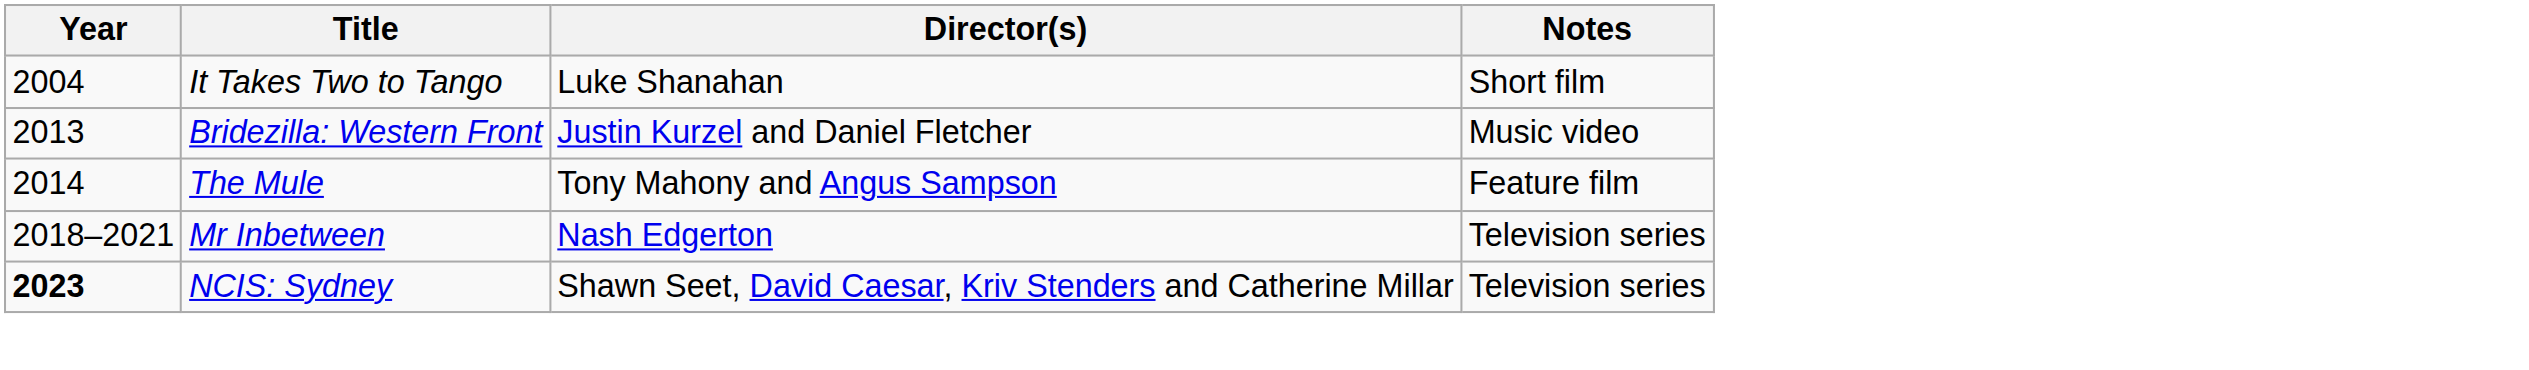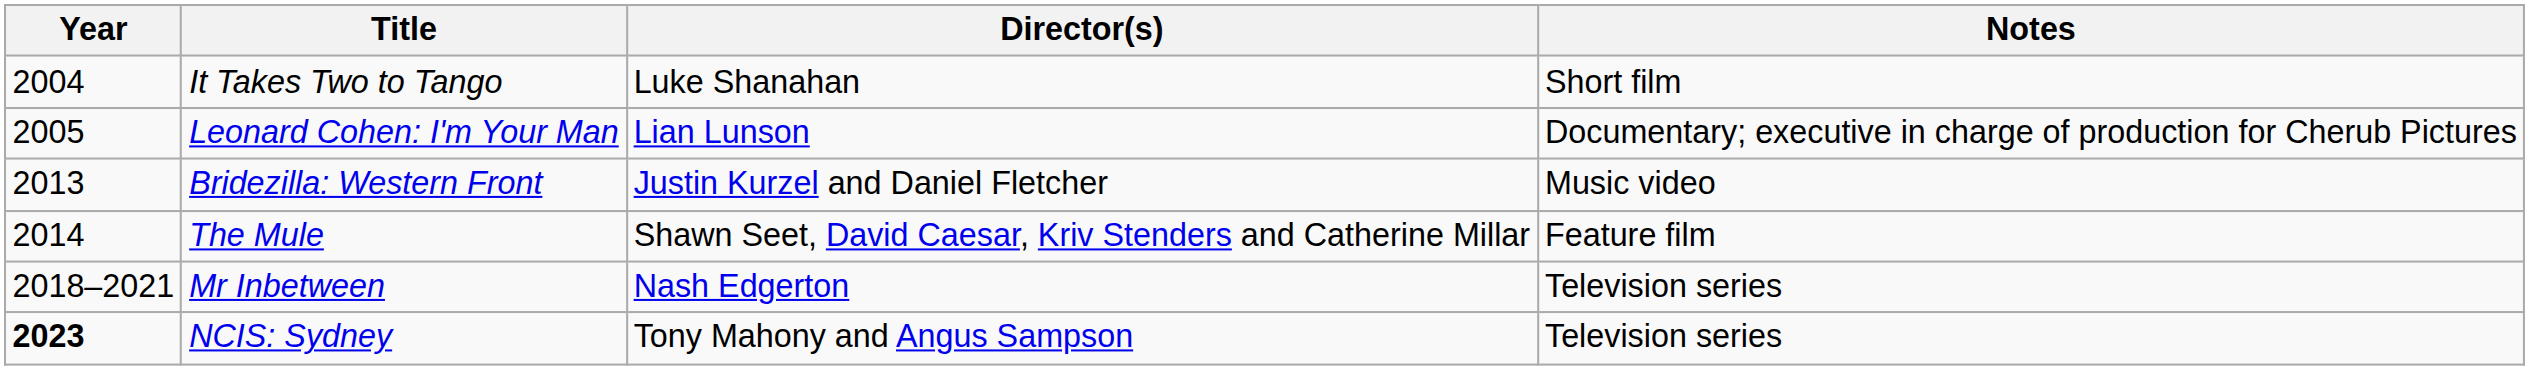+ row: (404, 132)
(807, 183) Tony Mahony and Angus Sampson -> (1082, 235) Shawn Seet, David Caesar, Kriv Stenders and Catherine Millar
(1006, 286) Shawn Seet, David Caesar, Kriv Stenders and Catherine Millar -> (883, 337) Tony Mahony and Angus Sampson
